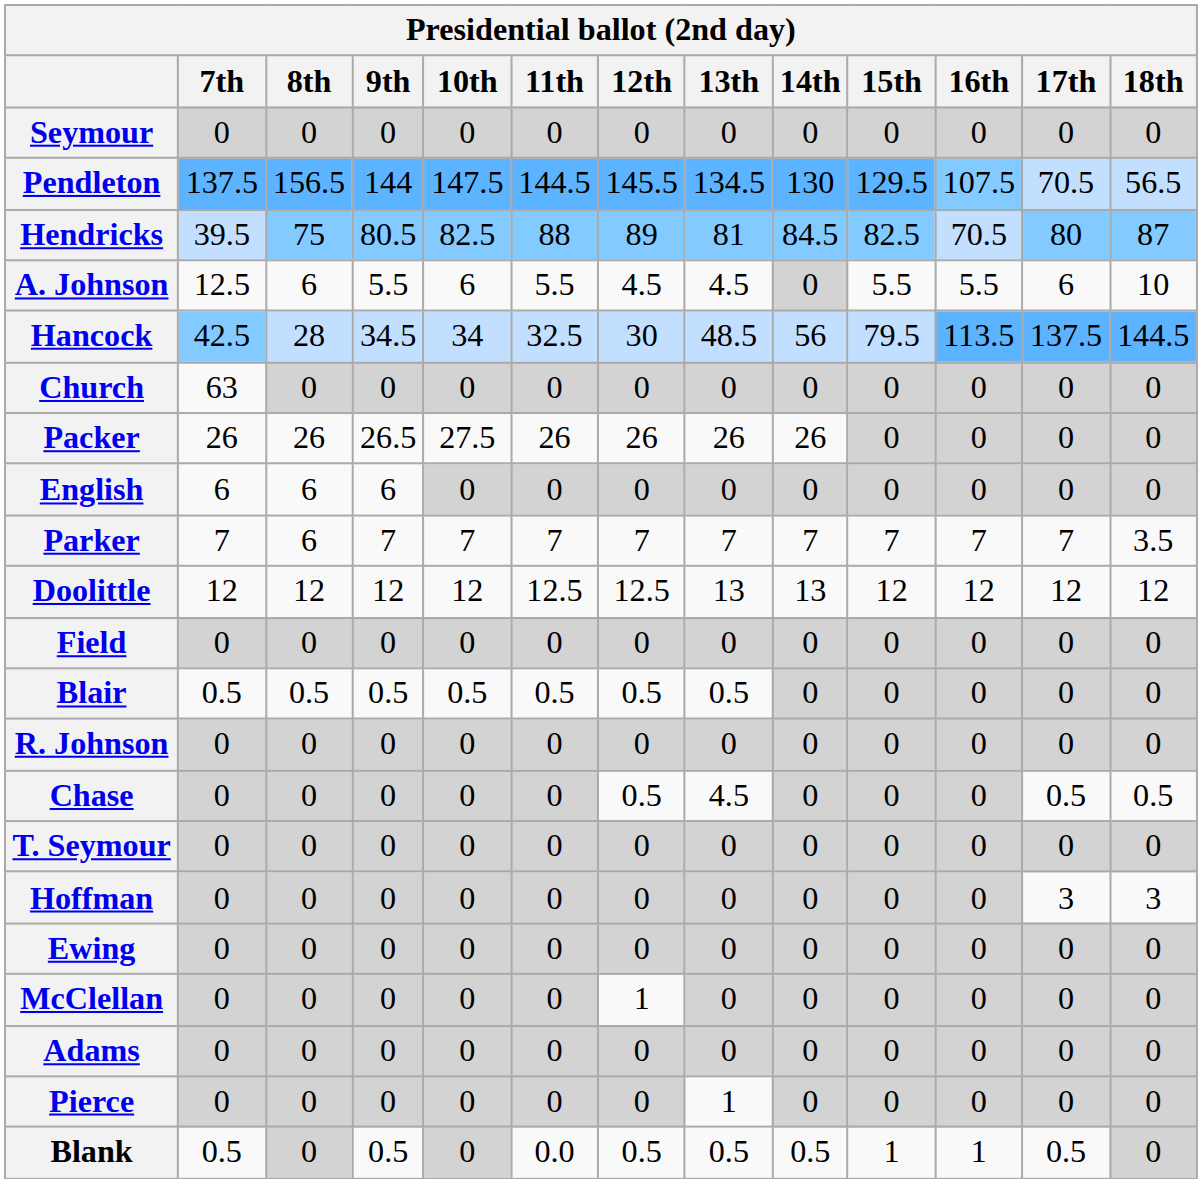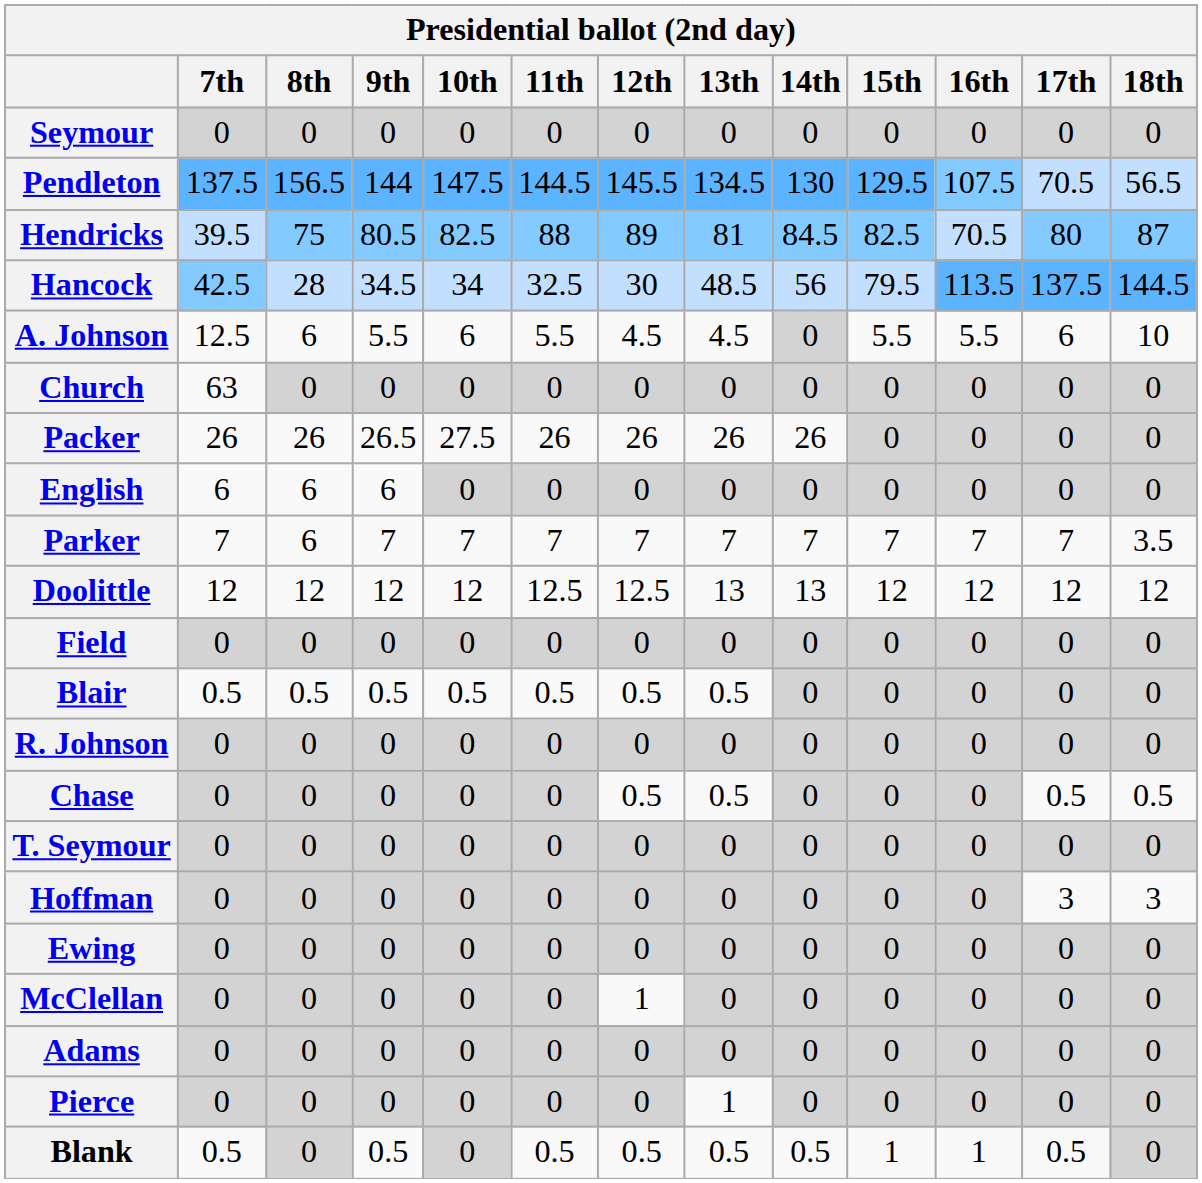rows swapped: (92, 336) <-> (92, 285)
(729, 795) 4.5 -> (729, 795) 0.5
(554, 1152) 0.0 -> (554, 1152) 0.5
